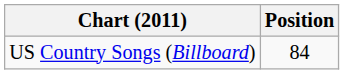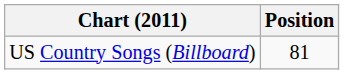(300, 52) 84 -> (300, 52) 81
